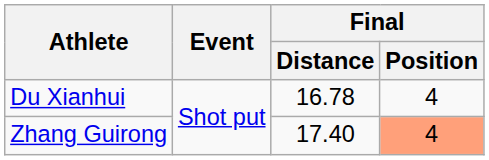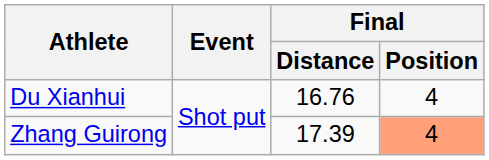(325, 97) 16.78 -> (325, 97) 16.76
(325, 135) 17.40 -> (325, 135) 17.39
